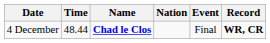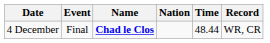columns swapped: (206, 13) <-> (76, 13)
(244, 30) bold -> (242, 30) normal
